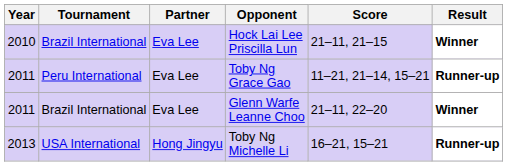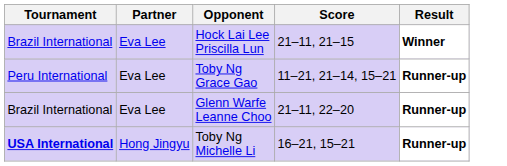- column: (21, 15)
(457, 110) Winner -> (434, 110) Runner-up
(91, 144) normal -> (60, 144) bold
